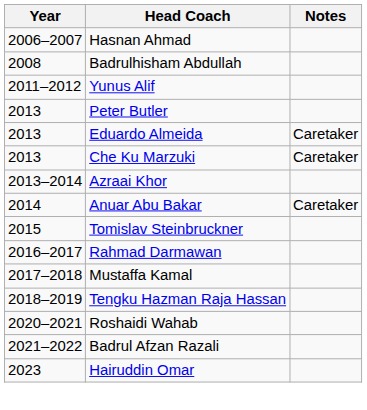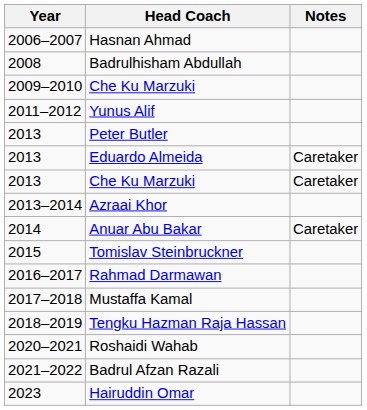+ row: (45, 87)
